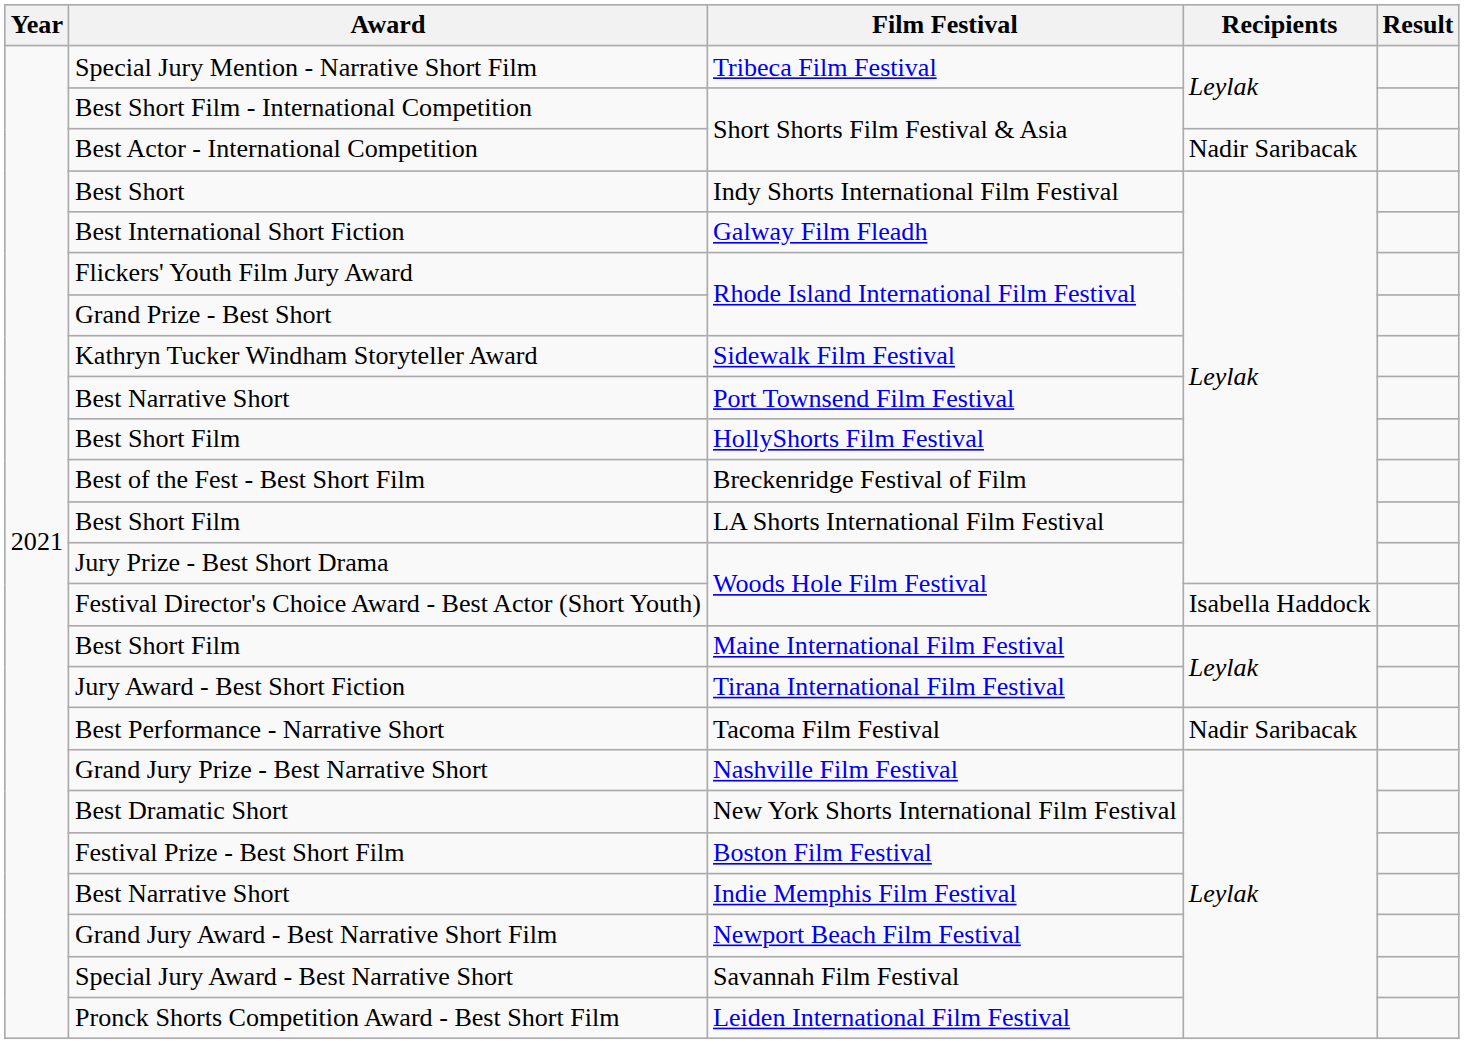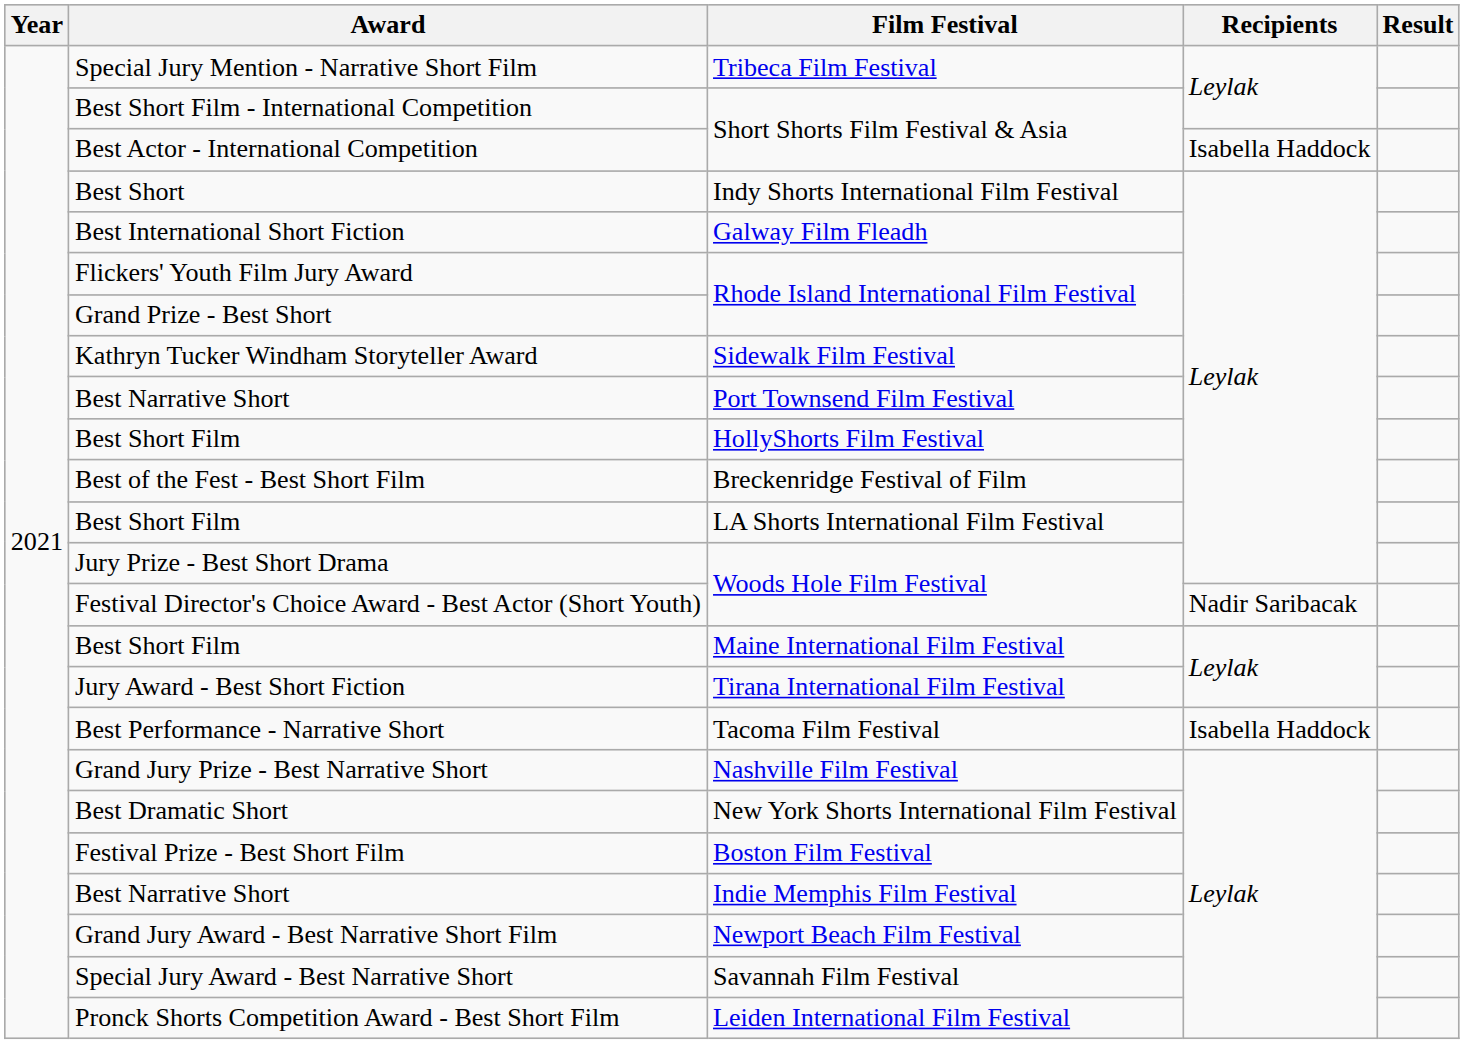(1273, 149) Nadir Saribacak -> (1280, 149) Isabella Haddock
(1280, 604) Isabella Haddock -> (1273, 604) Nadir Saribacak
(1273, 728) Nadir Saribacak -> (1280, 728) Isabella Haddock
